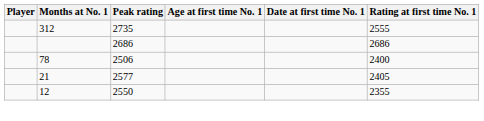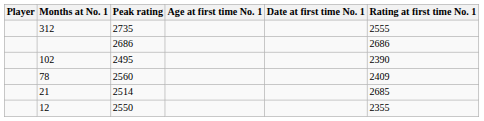+ row: (47, 60)
(123, 60) 2506 -> (123, 76) 2560
(380, 60) 2400 -> (380, 76) 2409
(123, 76) 2577 -> (123, 92) 2514
(380, 76) 2405 -> (380, 92) 2685
